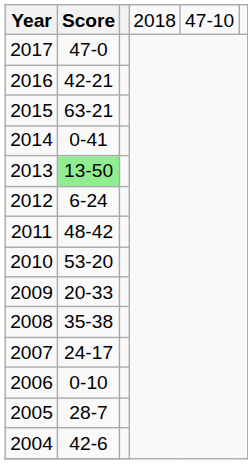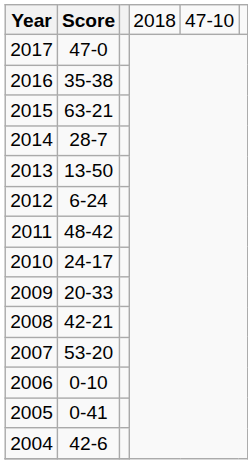(89, 80) 42-21 -> (89, 80) 35-38
(89, 141) 0-41 -> (89, 141) 28-7
(89, 171) lightgreen background -> (89, 171) no background
(89, 262) 53-20 -> (89, 262) 24-17
(89, 322) 35-38 -> (89, 322) 42-21
(89, 352) 24-17 -> (89, 352) 53-20
(89, 413) 28-7 -> (89, 413) 0-41
